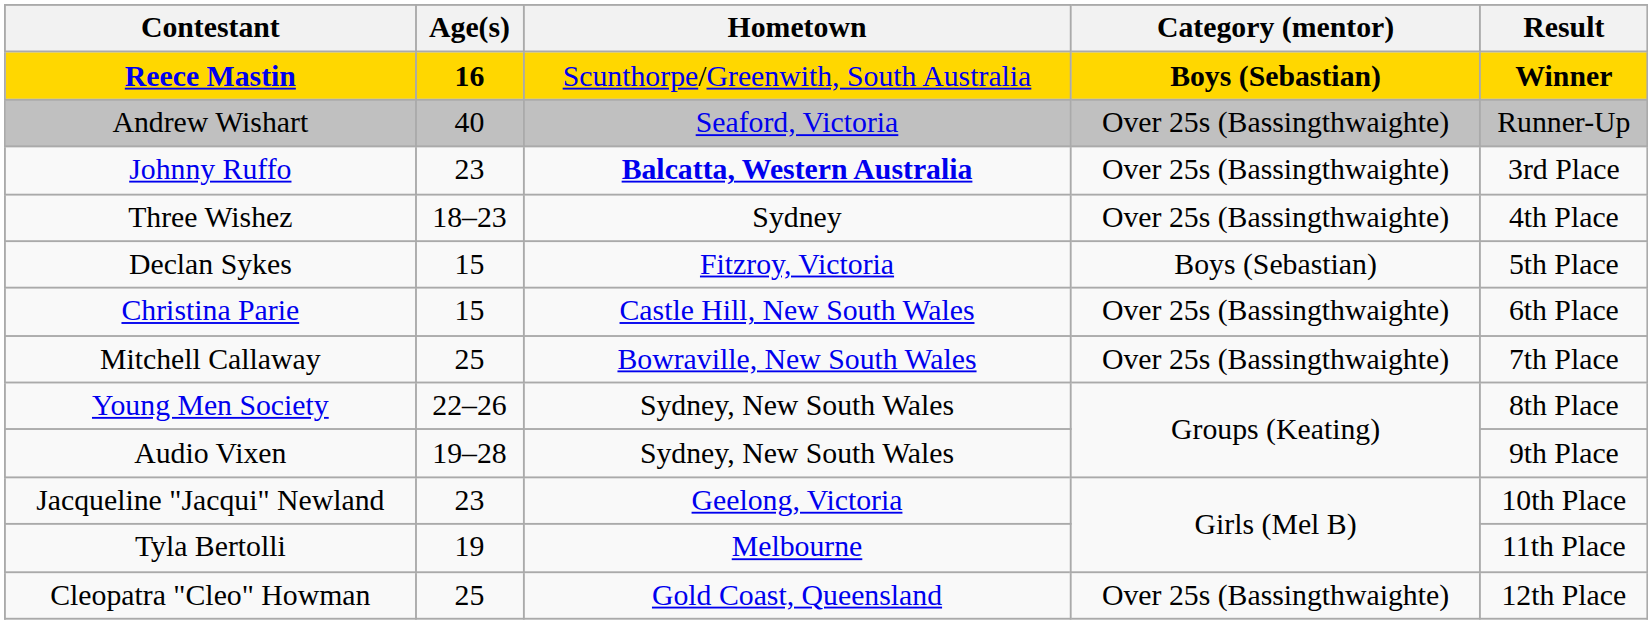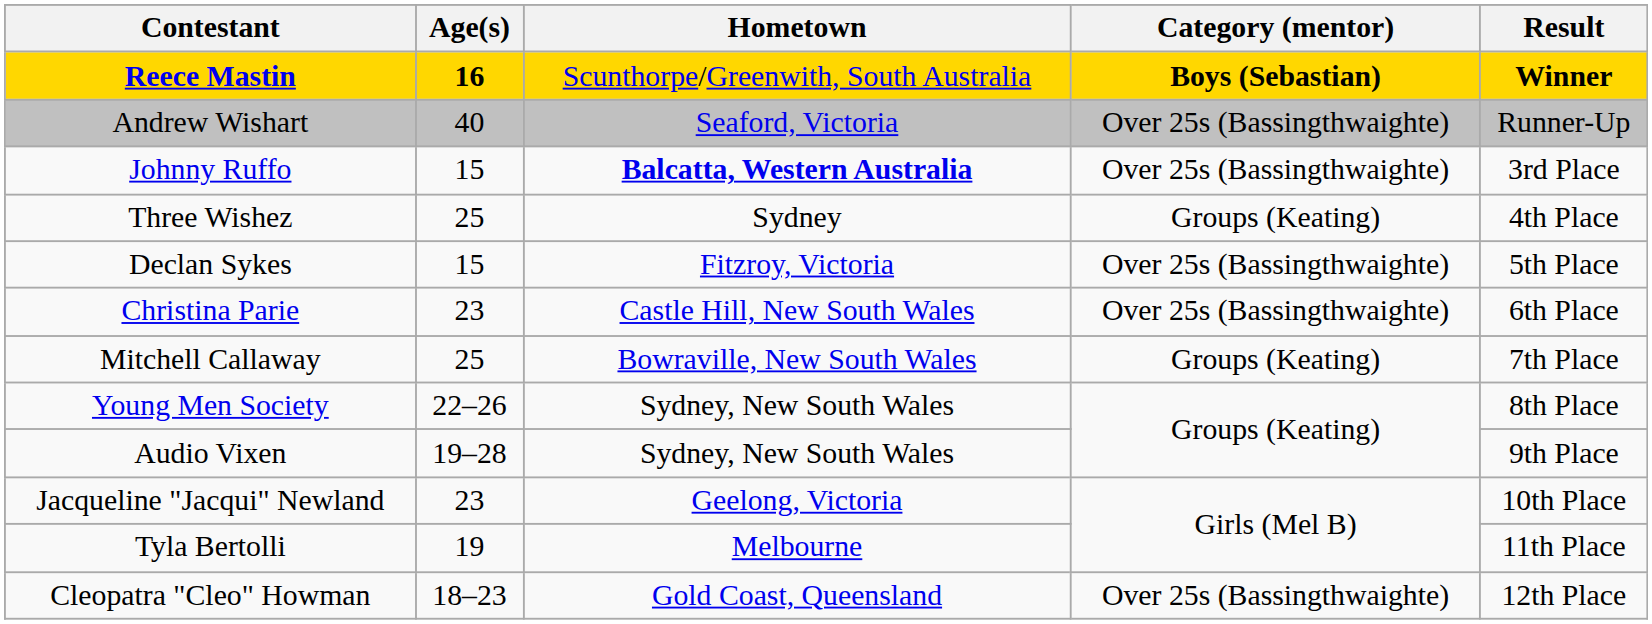(469, 169) 23 -> (469, 169) 15
(469, 216) 18–23 -> (469, 216) 25
(1276, 216) Over 25s (Bassingthwaighte) -> (1276, 216) Groups (Keating)
(1276, 264) Boys (Sebastian) -> (1276, 264) Over 25s (Bassingthwaighte)
(469, 311) 15 -> (469, 311) 23
(1276, 358) Over 25s (Bassingthwaighte) -> (1276, 358) Groups (Keating)
(469, 594) 25 -> (469, 594) 18–23
